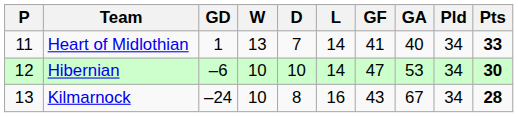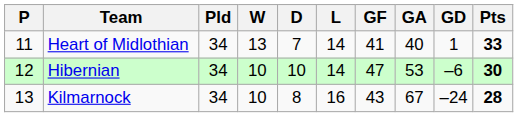columns swapped: (454, 17) <-> (218, 17)
